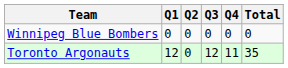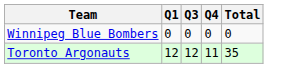- column: (192, 14)
